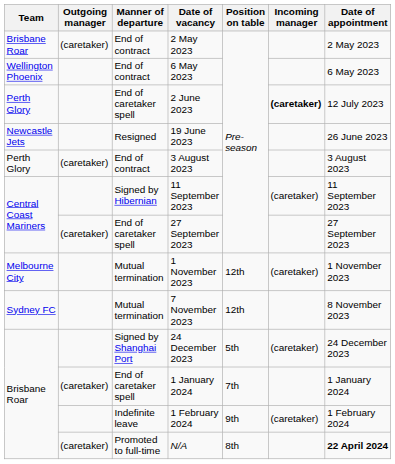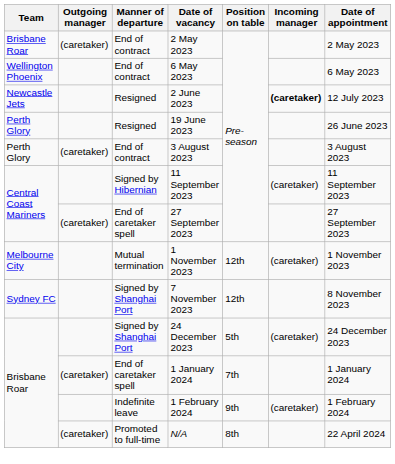(18, 104) Perth Glory -> (29, 98) Newcastle Jets
(135, 104) End of caretaker spell -> (135, 98) Resigned
(29, 136) Newcastle Jets -> (18, 125) Perth Glory
(139, 310) Mutual termination -> (136, 299) Signed by Shanghai Port
(358, 445) bold -> (356, 434) normal
